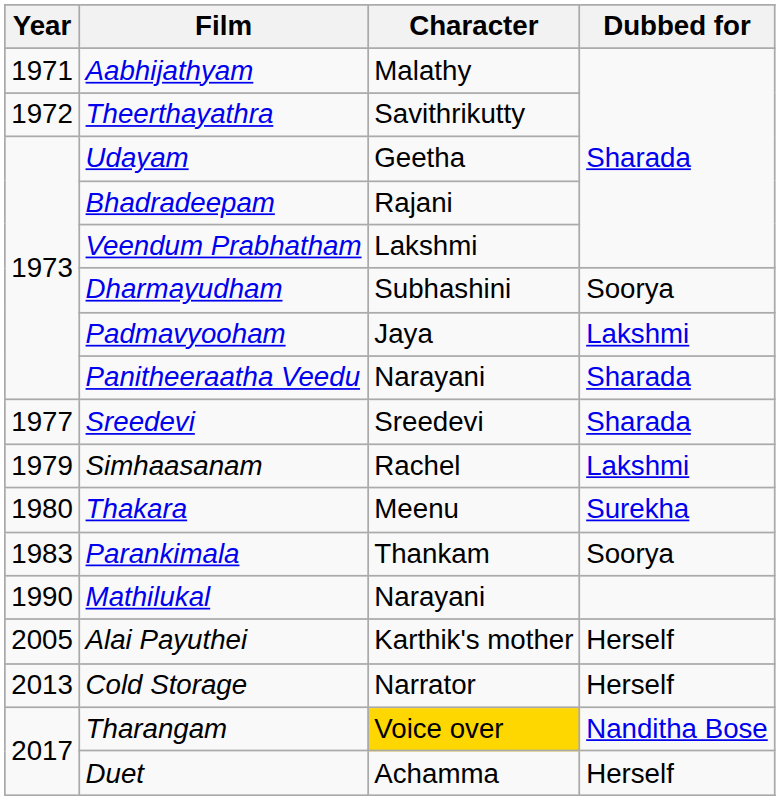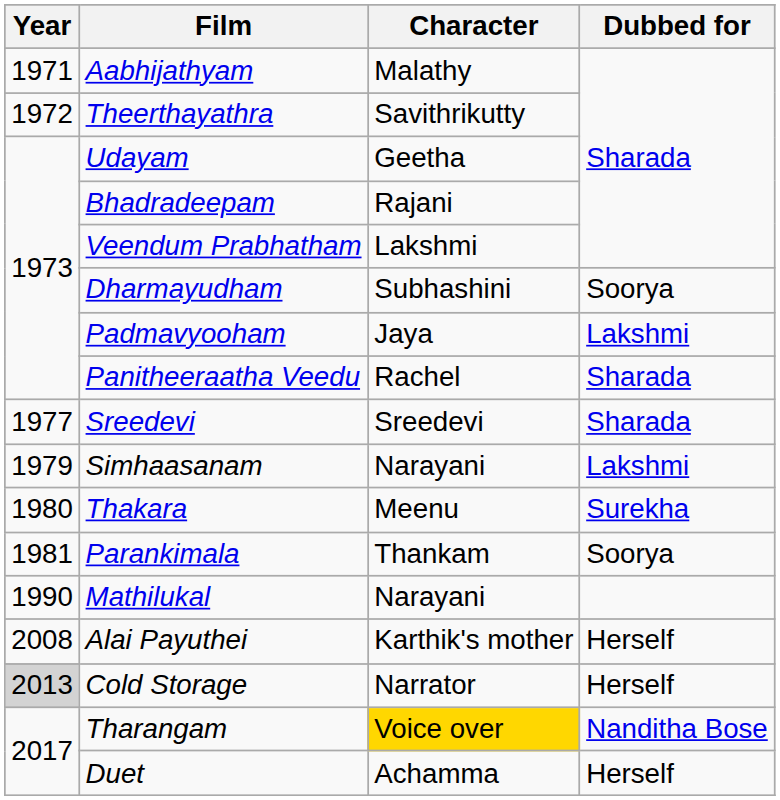(430, 377) Narayani -> (417, 377) Rachel
(417, 465) Rachel -> (430, 465) Narayani
(42, 553) 1983 -> (42, 553) 1981
(42, 641) 2005 -> (42, 641) 2008
(42, 684) no background -> (42, 684) lightgrey background
